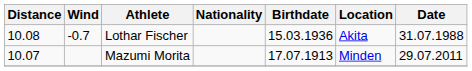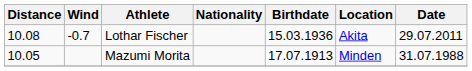(431, 35) 31.07.1988 -> (431, 35) 29.07.2011
(24, 55) 10.07 -> (24, 55) 10.05
(431, 55) 29.07.2011 -> (431, 55) 31.07.1988
